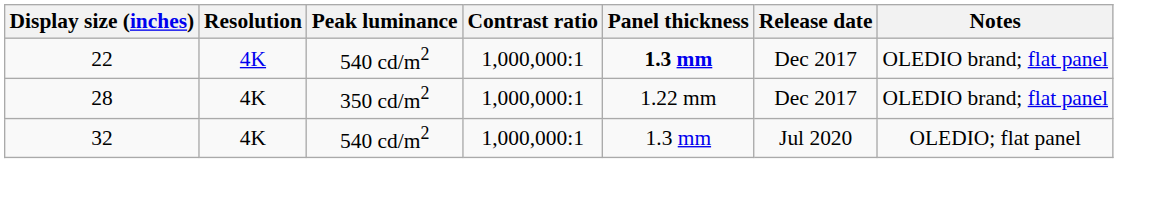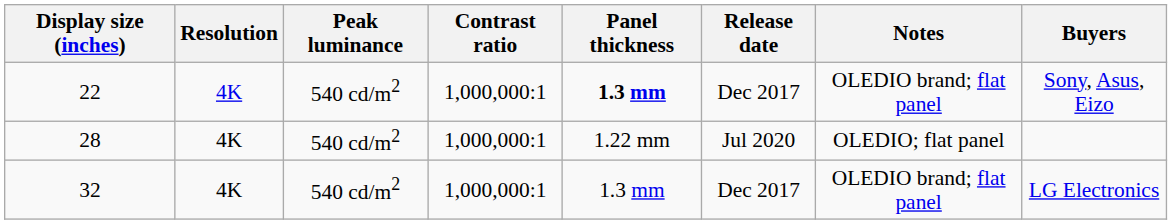+ column: (1094, 33)
(385, 98) 350 cd/m2 -> (355, 140) 540 cd/m2
(816, 98) Dec 2017 -> (759, 140) Jul 2020
(995, 98) OLEDIO brand; flat panel -> (919, 140) OLEDIO; flat panel
(816, 137) Jul 2020 -> (759, 189) Dec 2017
(995, 137) OLEDIO; flat panel -> (919, 189) OLEDIO brand; flat panel
